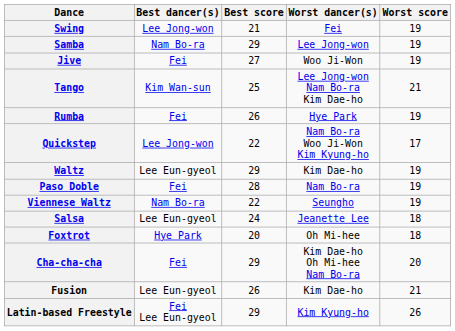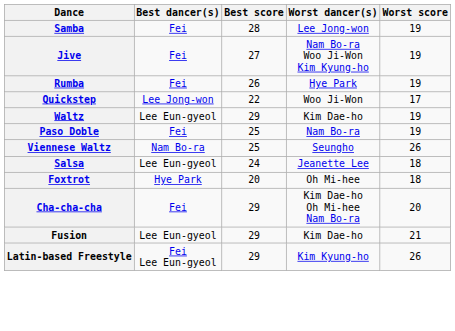- row: (69, 29)
(178, 45) Nam Bo-ra -> (178, 29) Fei
(254, 45) 29 -> (254, 29) 28
(333, 61) Woo Ji-Won -> (333, 56) Nam Bo-ra Woo Ji-Won Kim Kyung-ho
- row: (69, 88)
(333, 143) Nam Bo-ra Woo Ji-Won Kim Kyung-ho -> (333, 100) Woo Ji-Won
(254, 187) 28 -> (254, 132) 25
(254, 203) 22 -> (254, 148) 25
(415, 203) 19 -> (415, 148) 26
(254, 290) 26 -> (254, 235) 29
